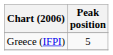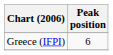(88, 41) 5 -> (88, 41) 6
